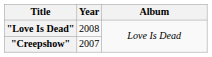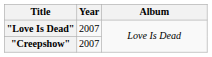(89, 28) 2008 -> (89, 28) 2007
